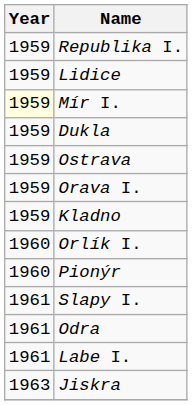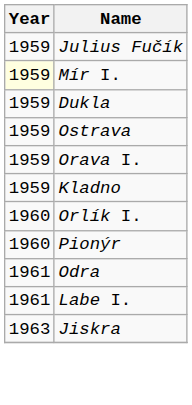- row: (121, 47)
+ row: (121, 47)
- row: (90, 75)
- row: (100, 301)
